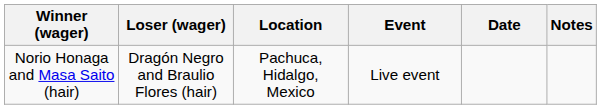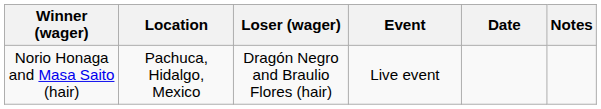columns swapped: (176, 25) <-> (291, 25)
